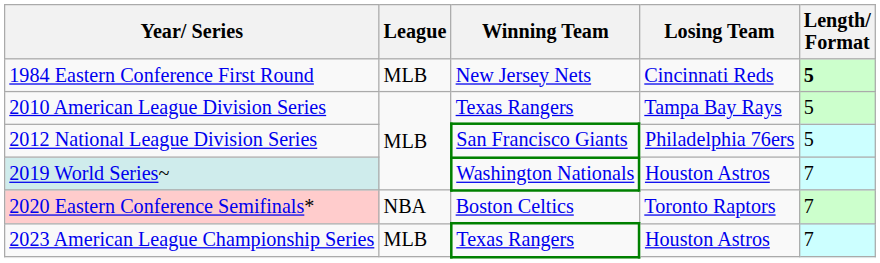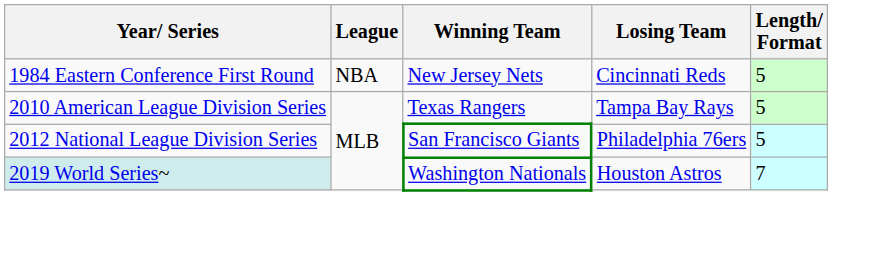(405, 75) MLB -> (357, 75) NBA
(809, 75) bold -> (761, 75) normal
- row: (162, 206)
- row: (192, 240)
